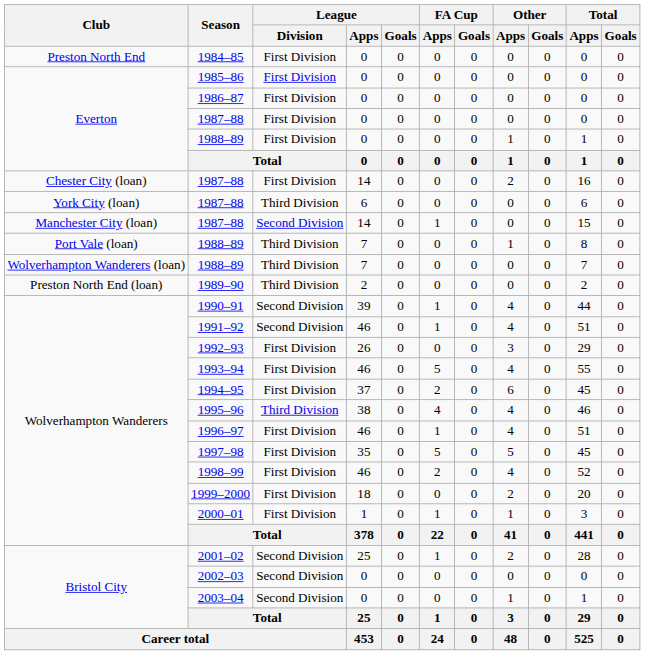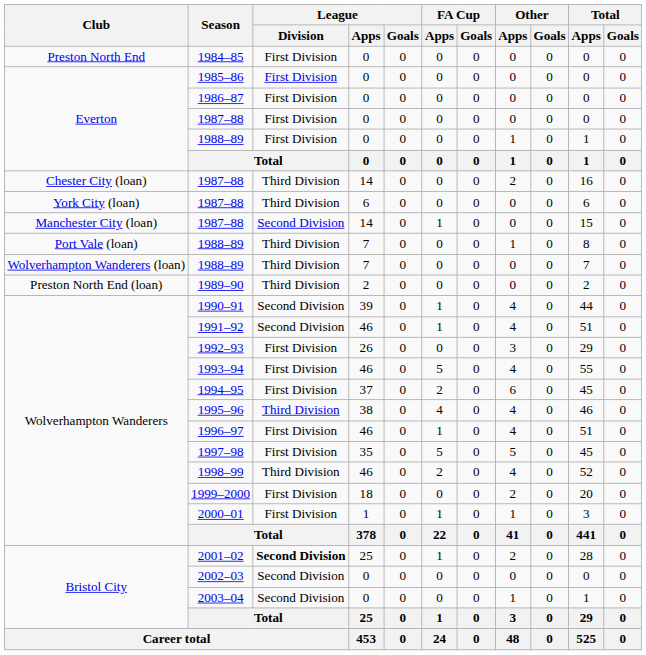(300, 181) First Division -> (301, 181) Third Division
(300, 472) First Division -> (301, 472) Third Division
(300, 555) normal -> (301, 555) bold
